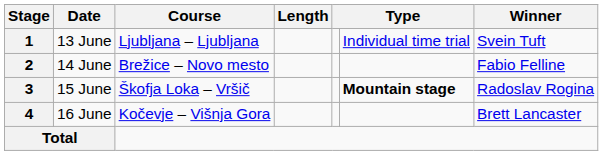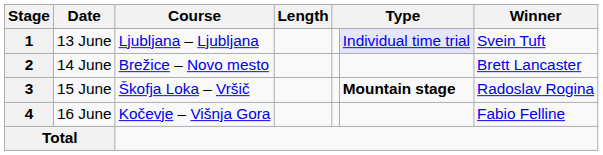(406, 41) no background -> (406, 41) lavender background
(521, 65) Fabio Felline -> (529, 65) Brett Lancaster
(529, 114) Brett Lancaster -> (521, 114) Fabio Felline
